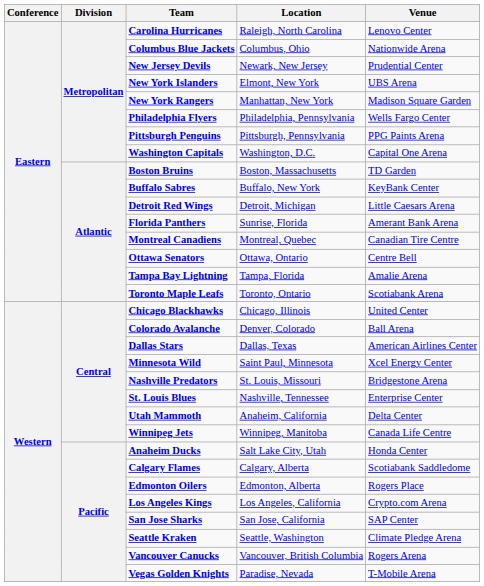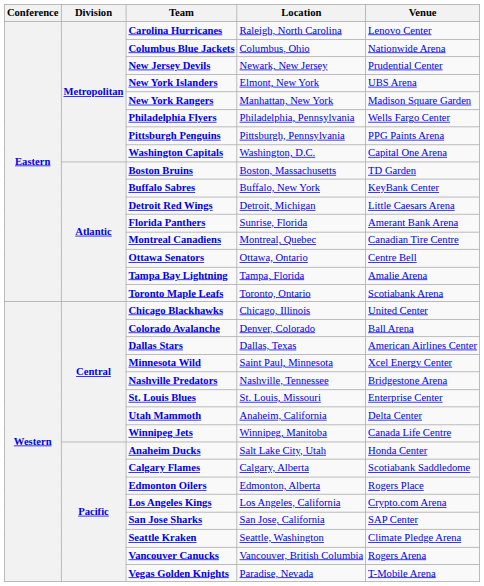(280, 380) St. Louis, Missouri -> (284, 380) Nashville, Tennessee
(284, 397) Nashville, Tennessee -> (280, 397) St. Louis, Missouri
